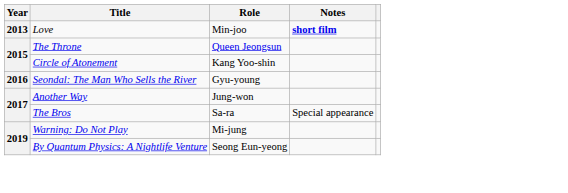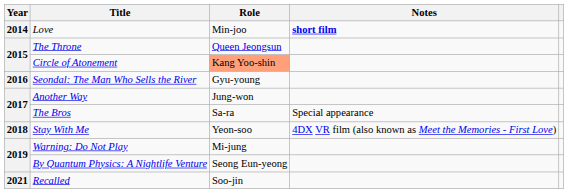(17, 29) 2013 -> (17, 29) 2014
(244, 63) no background -> (244, 63) lightsalmon background
+ row: (61, 130)
+ row: (51, 180)
